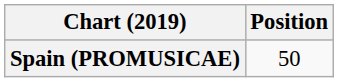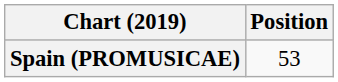(289, 58) 50 -> (289, 58) 53
